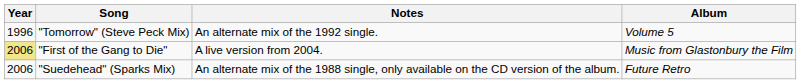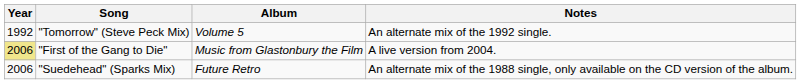columns swapped: (709, 13) <-> (407, 13)
(20, 32) 1996 -> (20, 32) 1992
